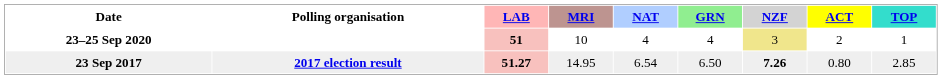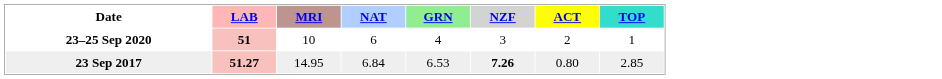- column: (348, 17)
(646, 39) 4 -> (373, 39) 6
(775, 39) khaki background -> (503, 39) no background
(646, 62) 6.54 -> (373, 62) 6.84
(710, 62) 6.50 -> (438, 62) 6.53
